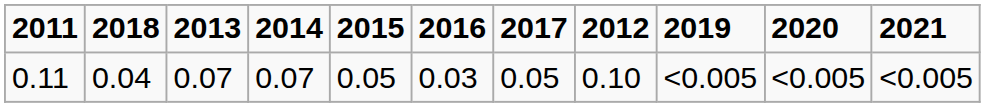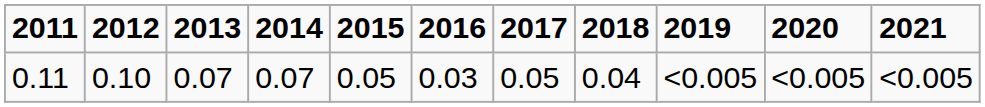columns swapped: (616, 28) <-> (126, 28)
